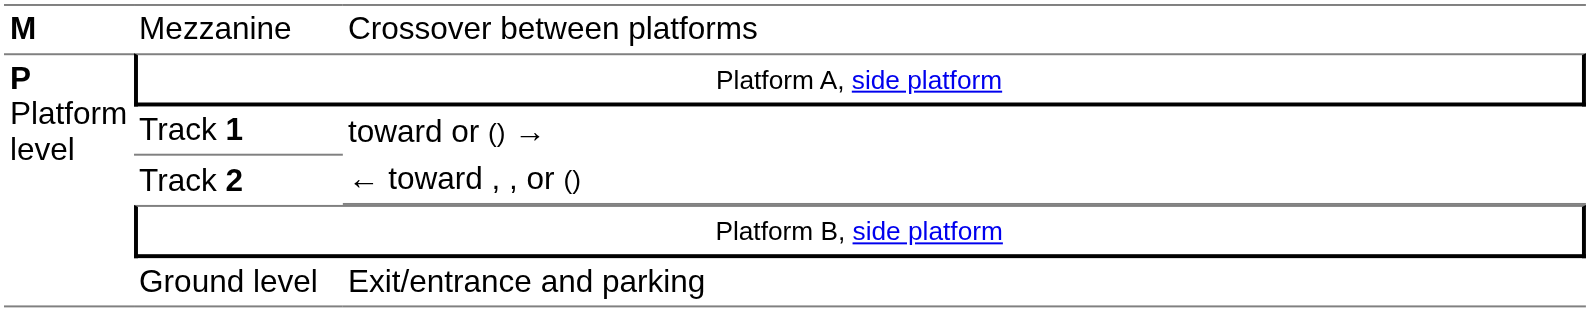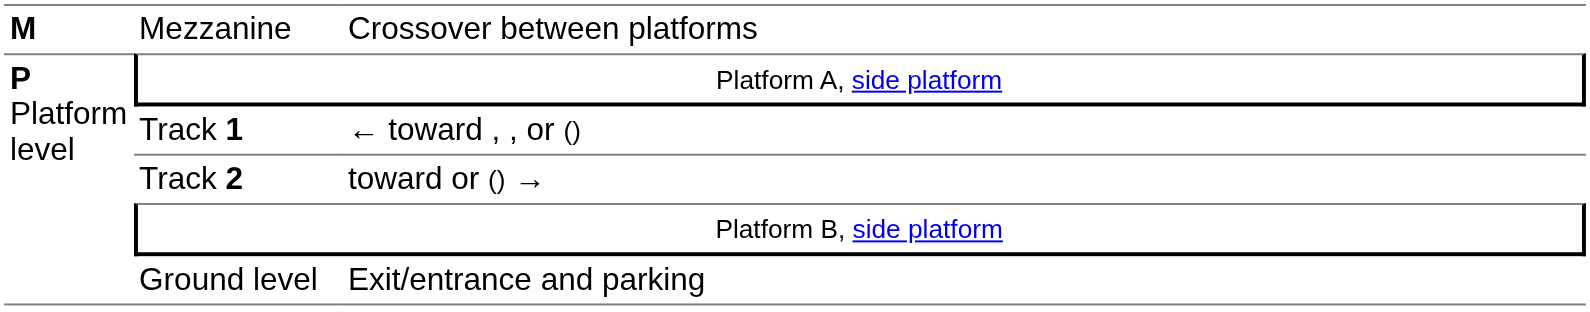(447, 130) toward or () → -> (464, 129) ← toward , , or ()
(464, 178) ← toward , , or () -> (447, 178) toward or () →
